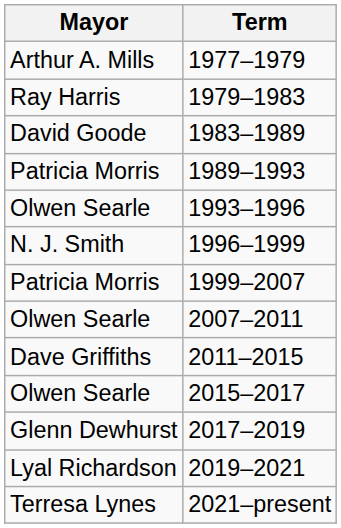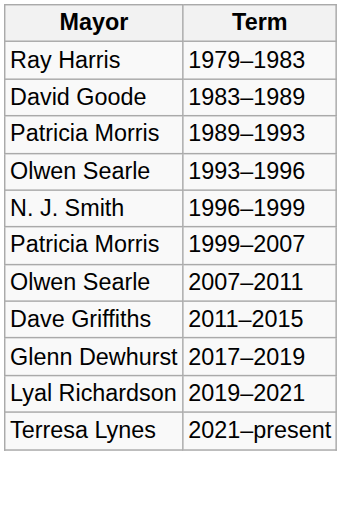- row: (247, 60)
- row: (247, 393)
